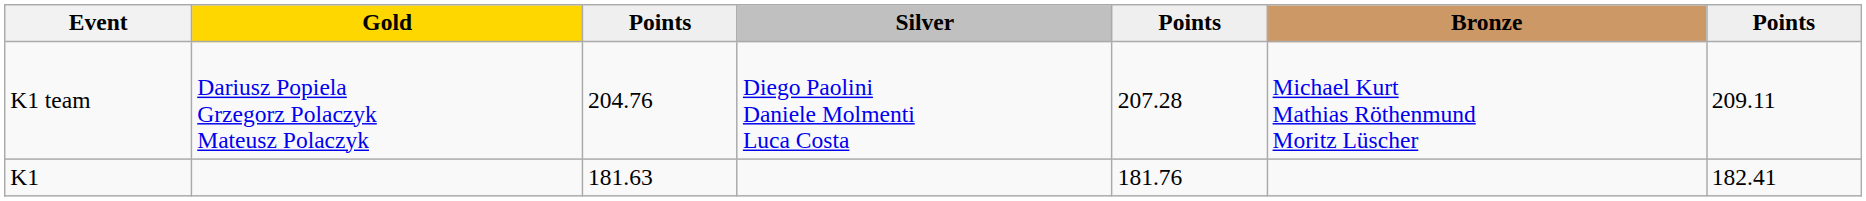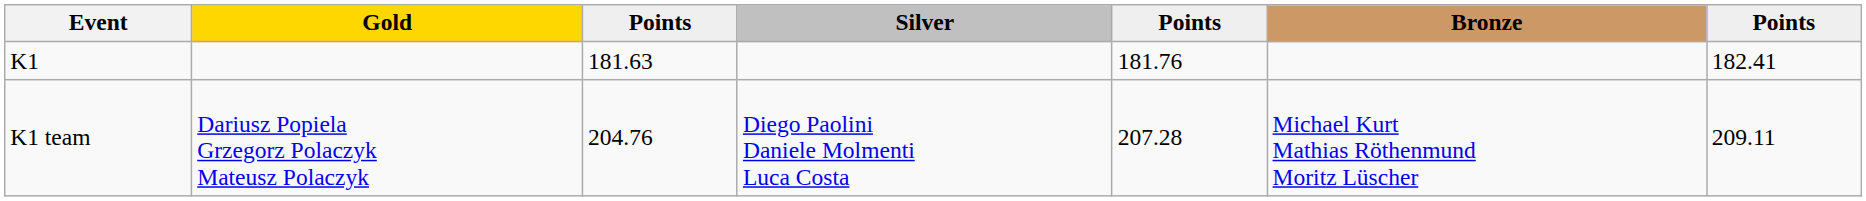rows swapped: (25, 177) <-> (50, 100)
